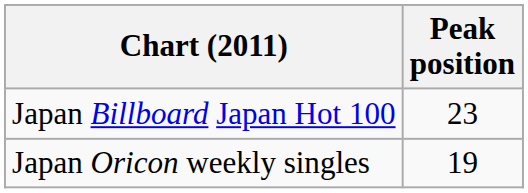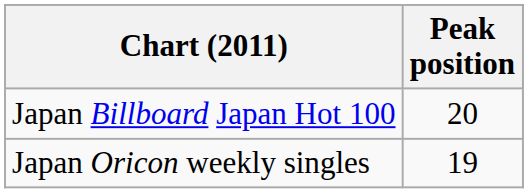(462, 113) 23 -> (462, 113) 20
